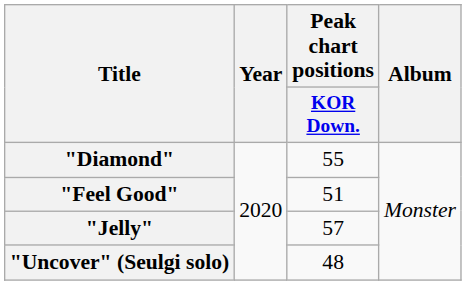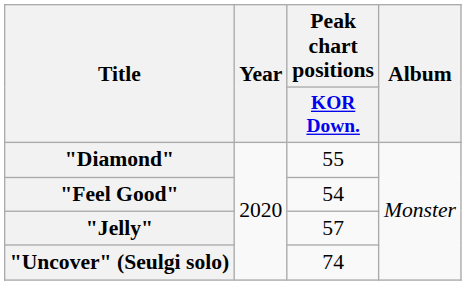(333, 193) 51 -> (333, 193) 54
(333, 262) 48 -> (333, 262) 74
